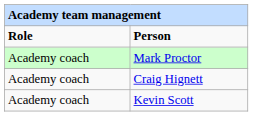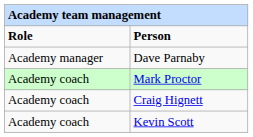+ row: (169, 57)
